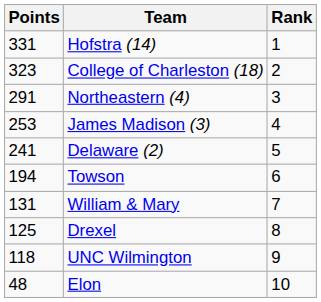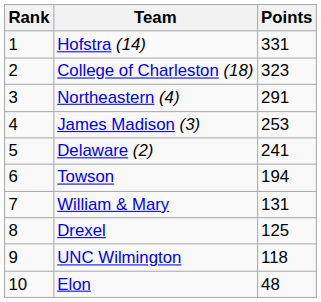columns swapped: (292, 17) <-> (34, 17)
